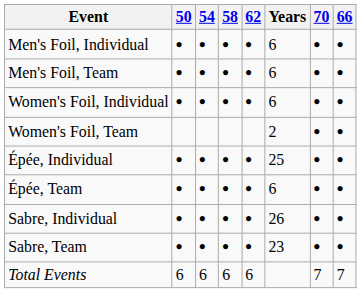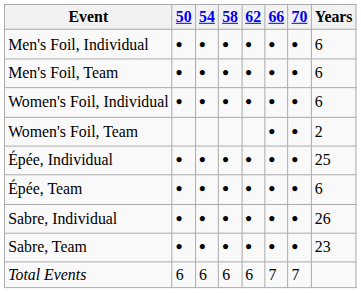columns swapped: (345, 17) <-> (287, 17)
